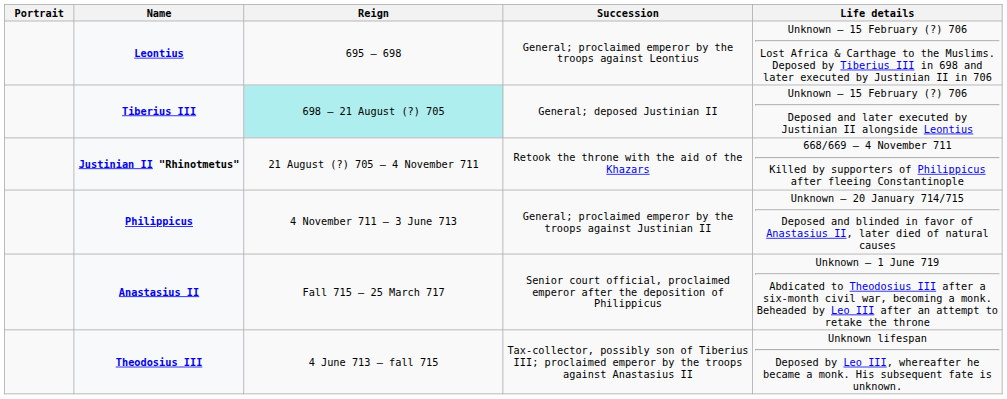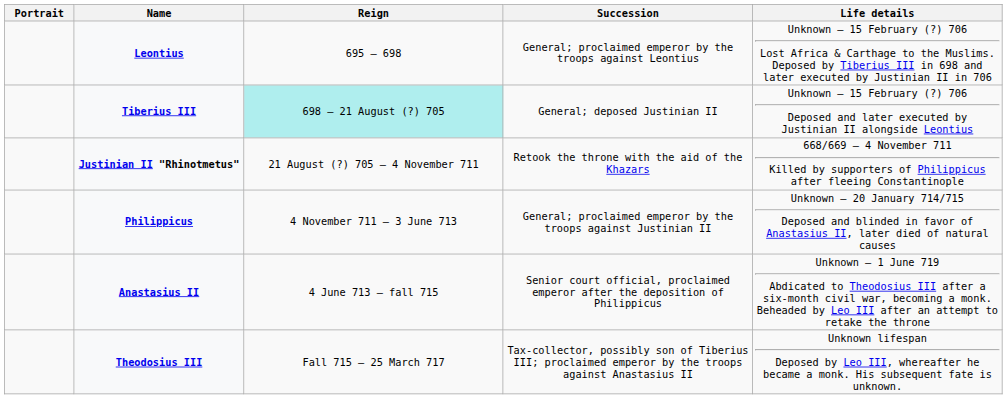(374, 292) Fall 715 – 25 March 717 -> (374, 292) 4 June 713 – fall 715
(374, 362) 4 June 713 – fall 715 -> (374, 362) Fall 715 – 25 March 717
